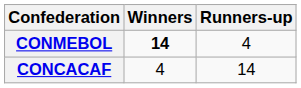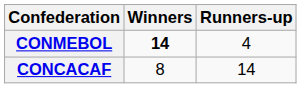(160, 69) 4 -> (160, 69) 8
